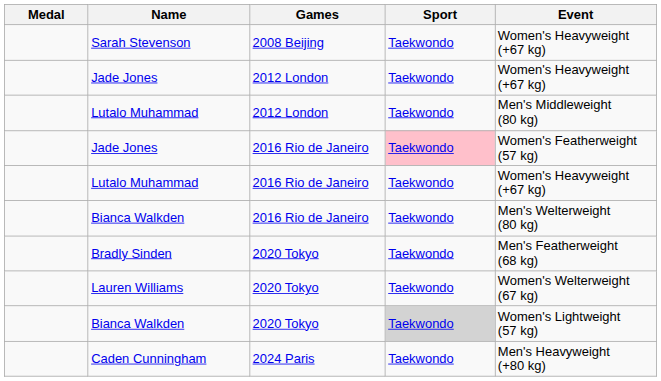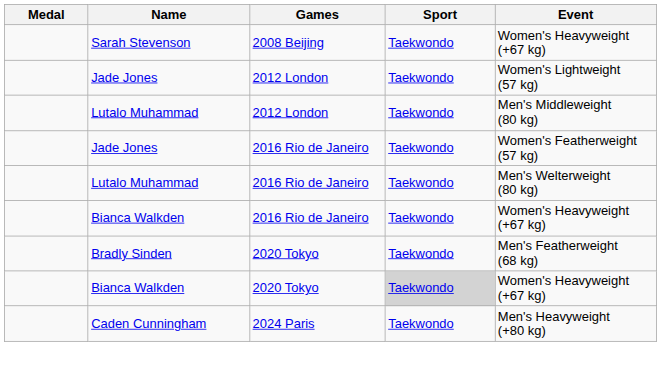(563, 77) Women's Heavyweight (+67 kg) -> (559, 77) Women's Lightweight (57 kg)
(421, 148) pink background -> (421, 148) no background
(563, 183) Women's Heavyweight (+67 kg) -> (554, 183) Men's Welterweight (80 kg)
(554, 218) Men's Welterweight (80 kg) -> (563, 218) Women's Heavyweight (+67 kg)
- row: (137, 288)
(559, 323) Women's Lightweight (57 kg) -> (563, 288) Women's Heavyweight (+67 kg)
